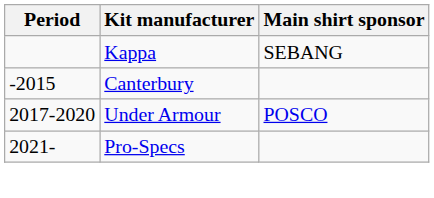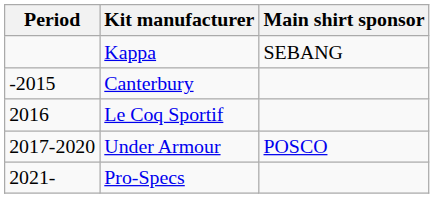+ row: (164, 114)
